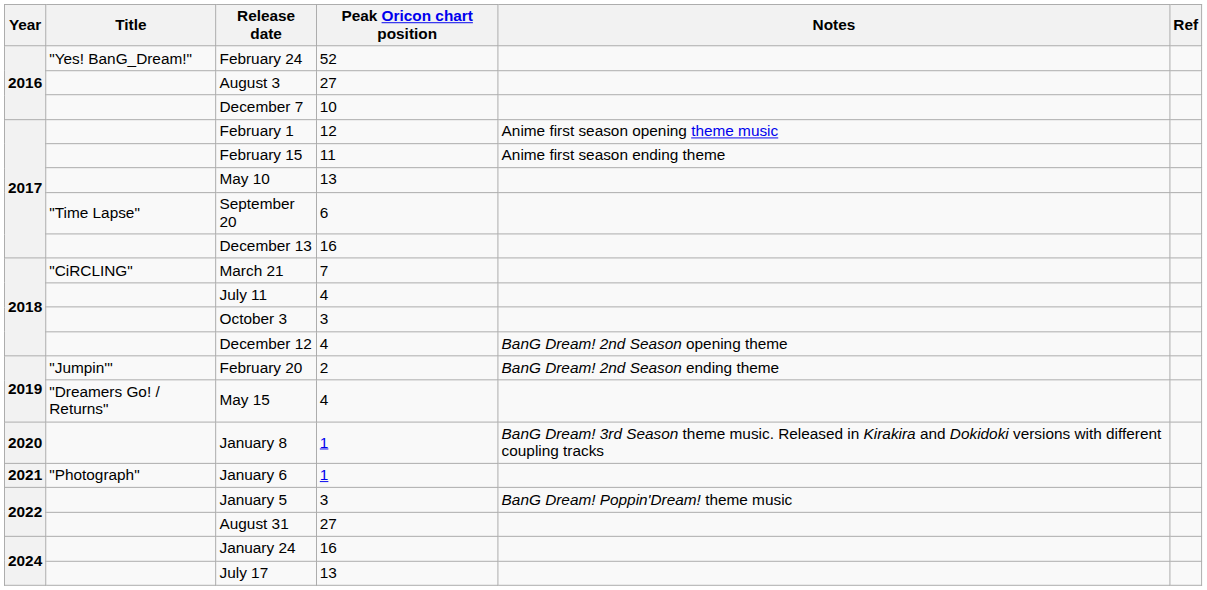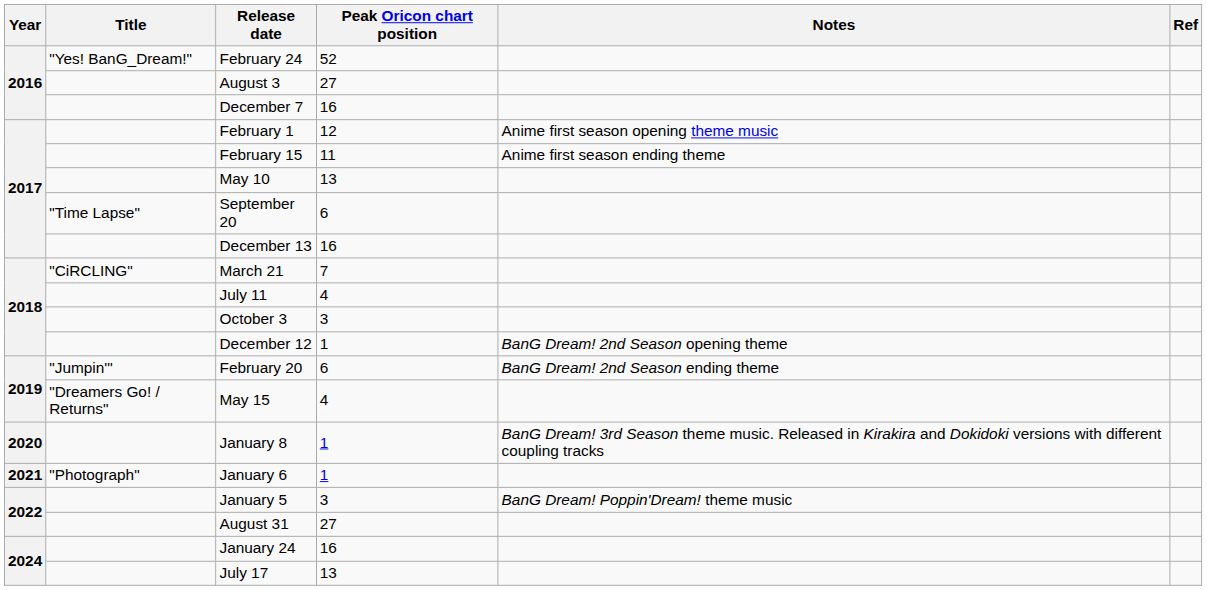(328, 107) 10 -> (328, 107) 16
(324, 343) 4 -> (324, 343) 1
(324, 367) 2 -> (324, 367) 6
